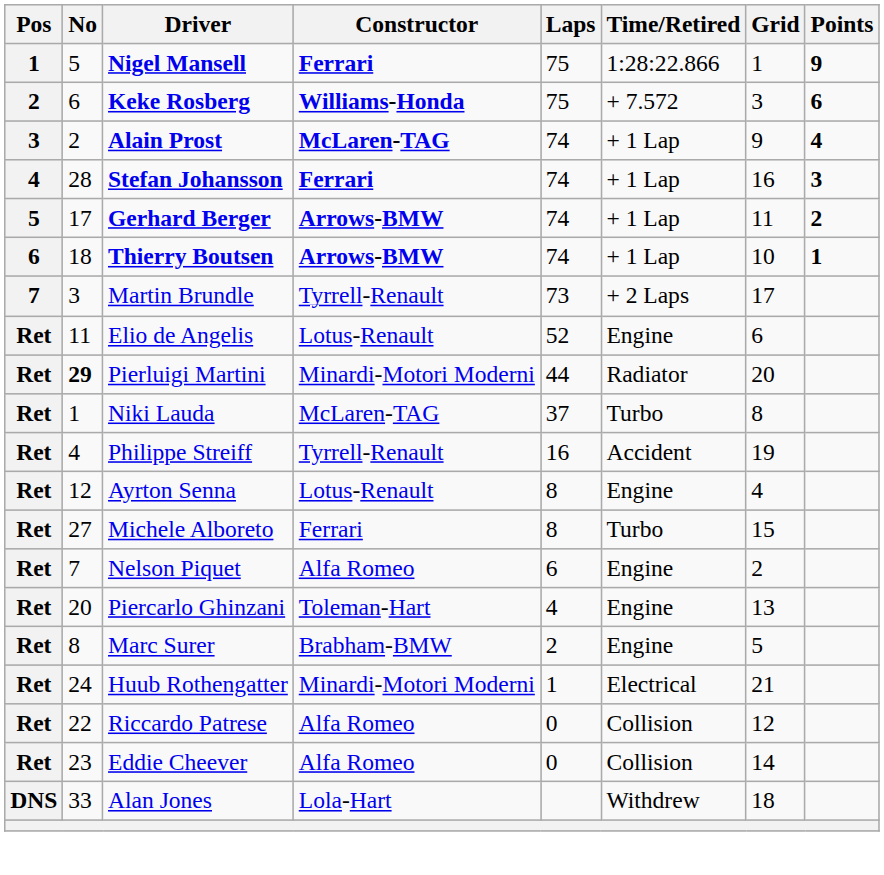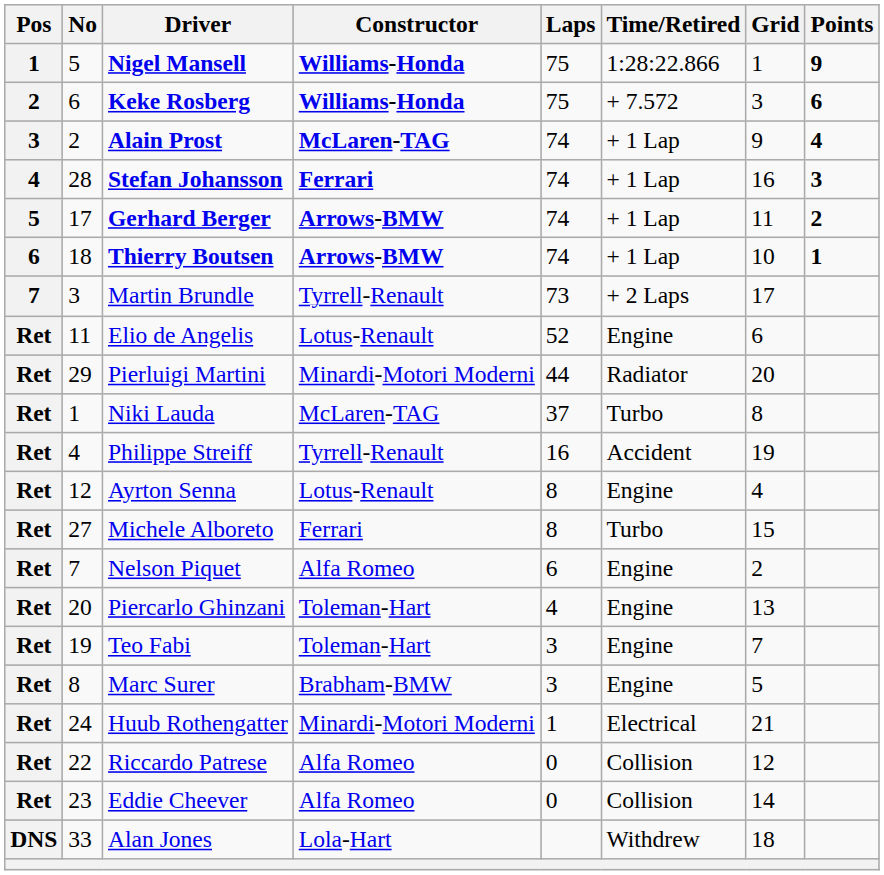(336, 62) Ferrari -> (382, 62) Williams-Honda
(80, 373) bold -> (80, 373) normal
+ row: (149, 645)
(552, 645) 2 -> (552, 684) 3
